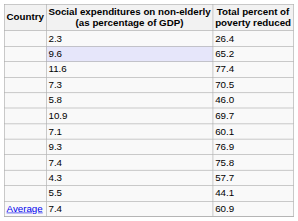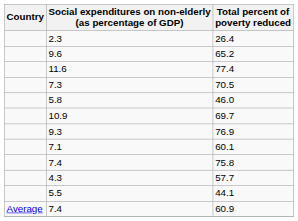(55, 54) lavender background -> (55, 54) no background
rows swapped: (225, 131) <-> (225, 147)
